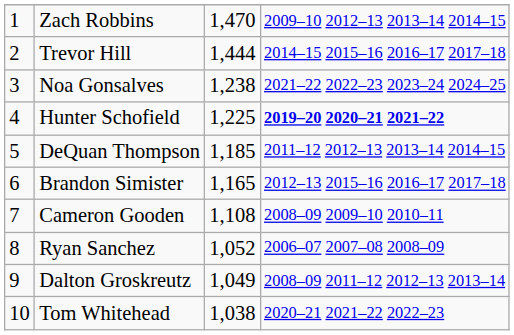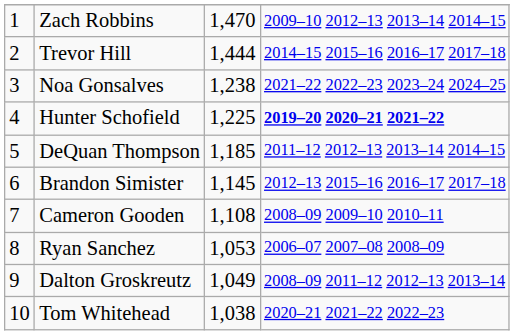(232, 183) 1,165 -> (232, 183) 1,145
(232, 248) 1,052 -> (232, 248) 1,053
